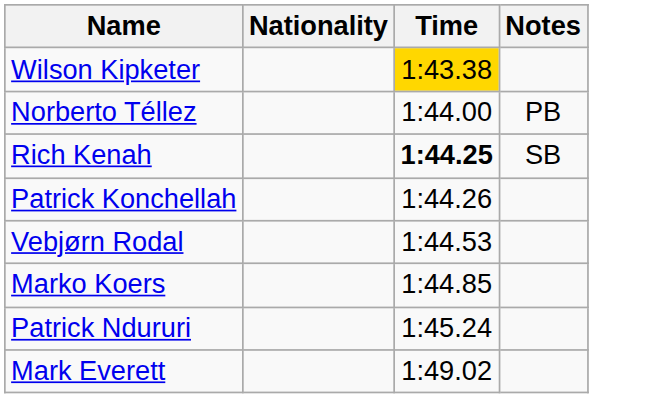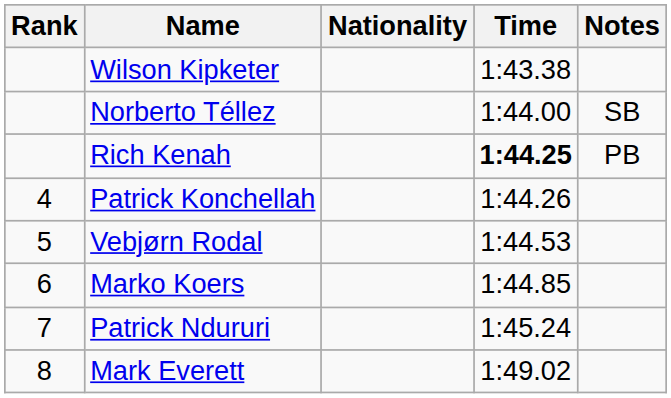+ column: (44, 26)
(447, 69) gold background -> (526, 69) no background
(543, 112) PB -> (622, 112) SB
(543, 155) SB -> (622, 155) PB
